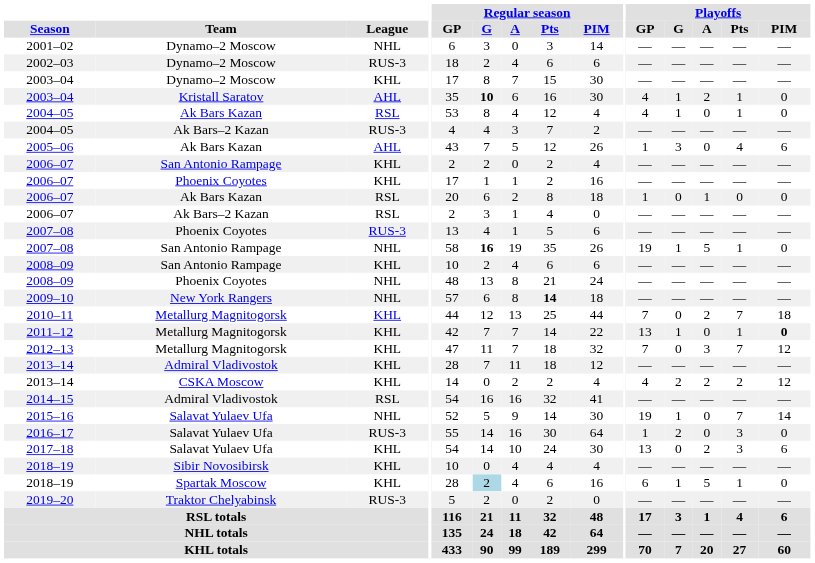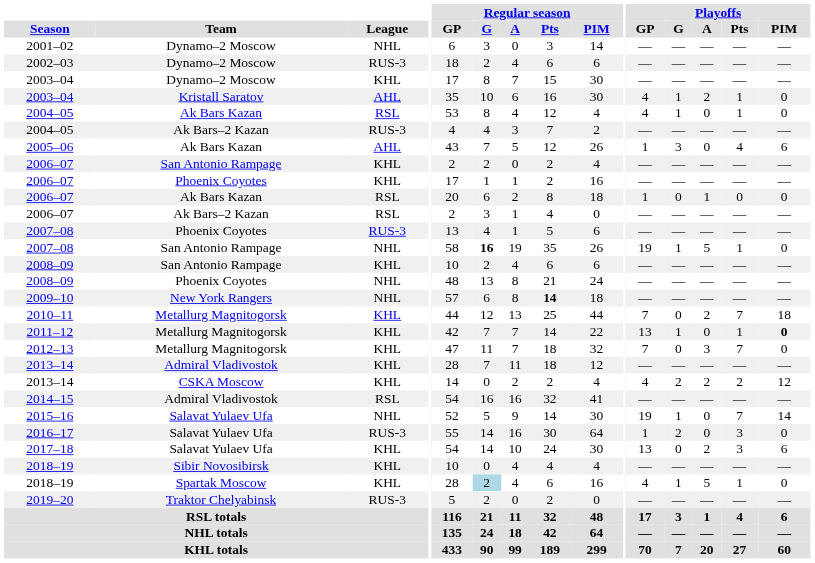(487, 96) bold -> (487, 96) normal
(784, 348) 12 -> (784, 348) 0
(645, 482) 6 -> (645, 482) 4
